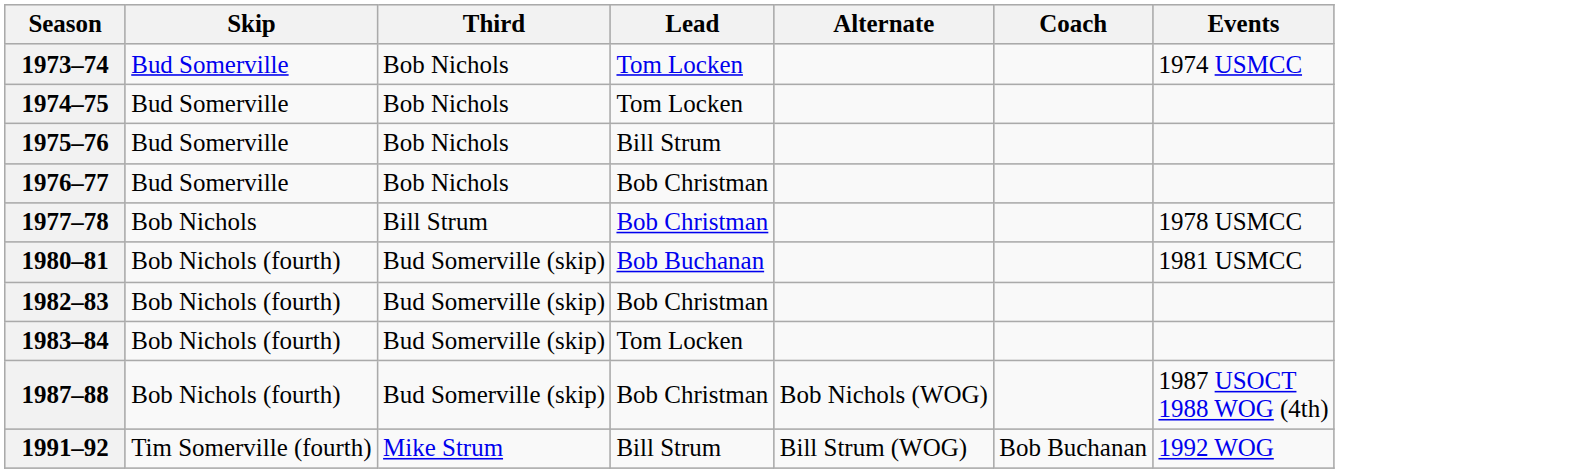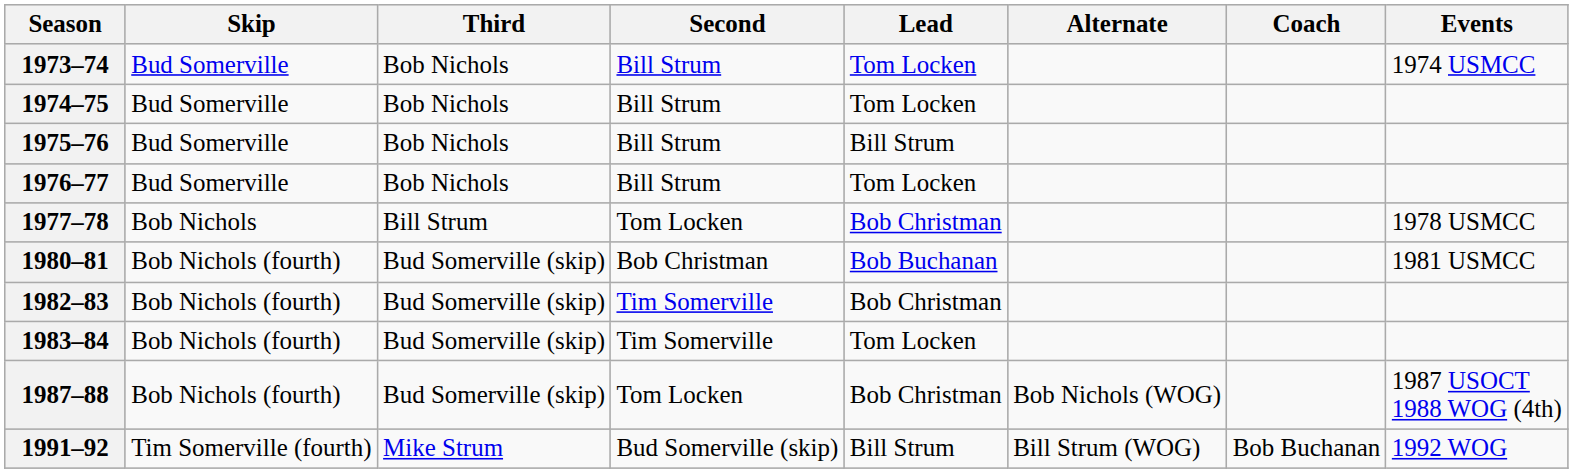+ column: (727, 24)
(692, 182) Bob Christman -> (913, 182) Tom Locken
